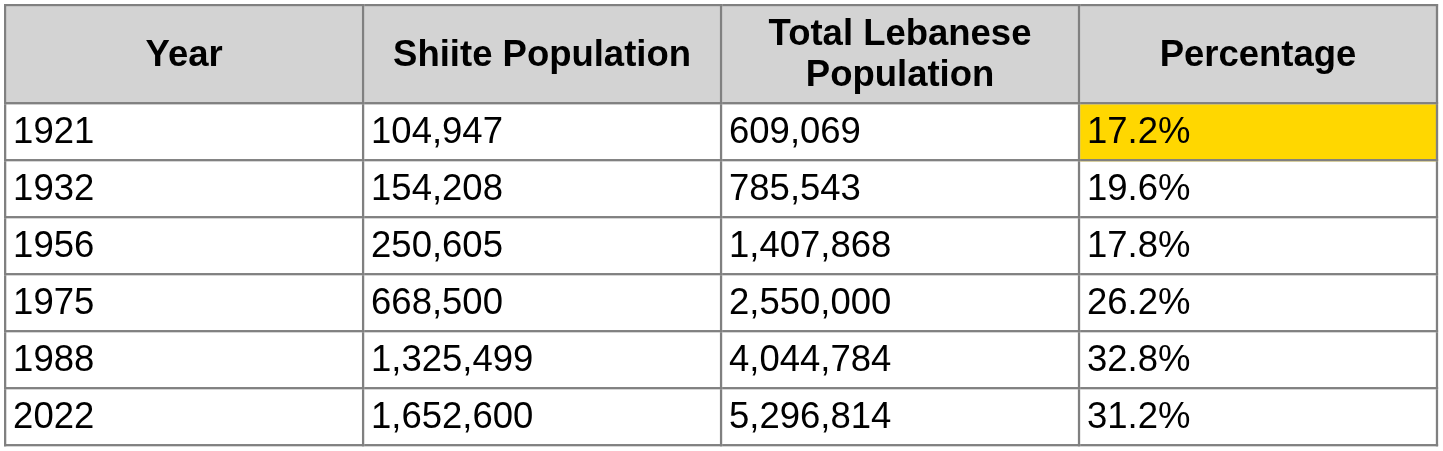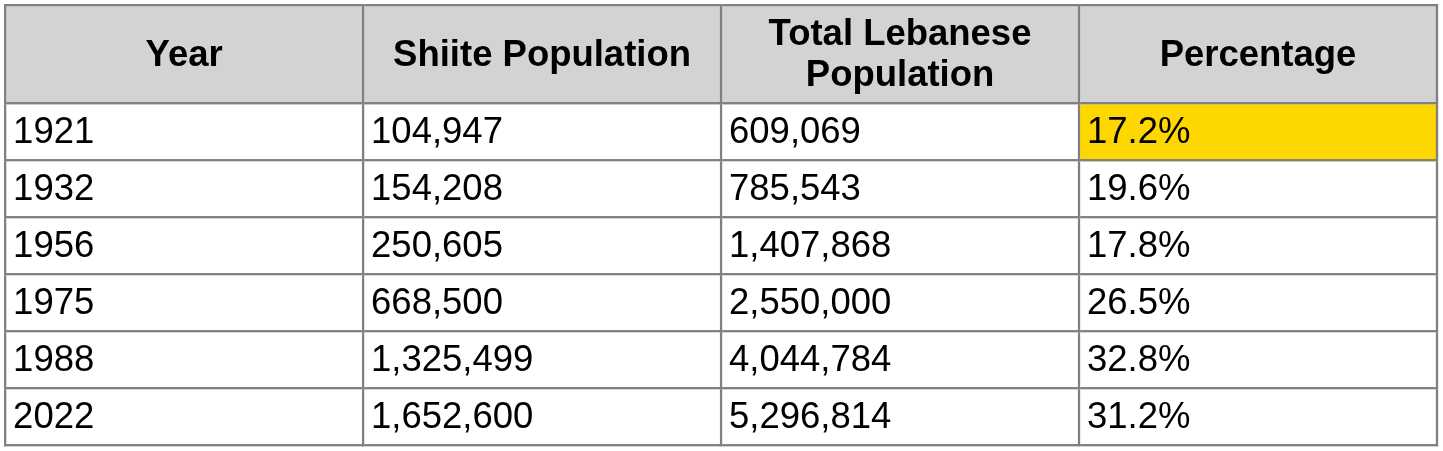(1139, 302) 26.2% -> (1139, 302) 26.5%
